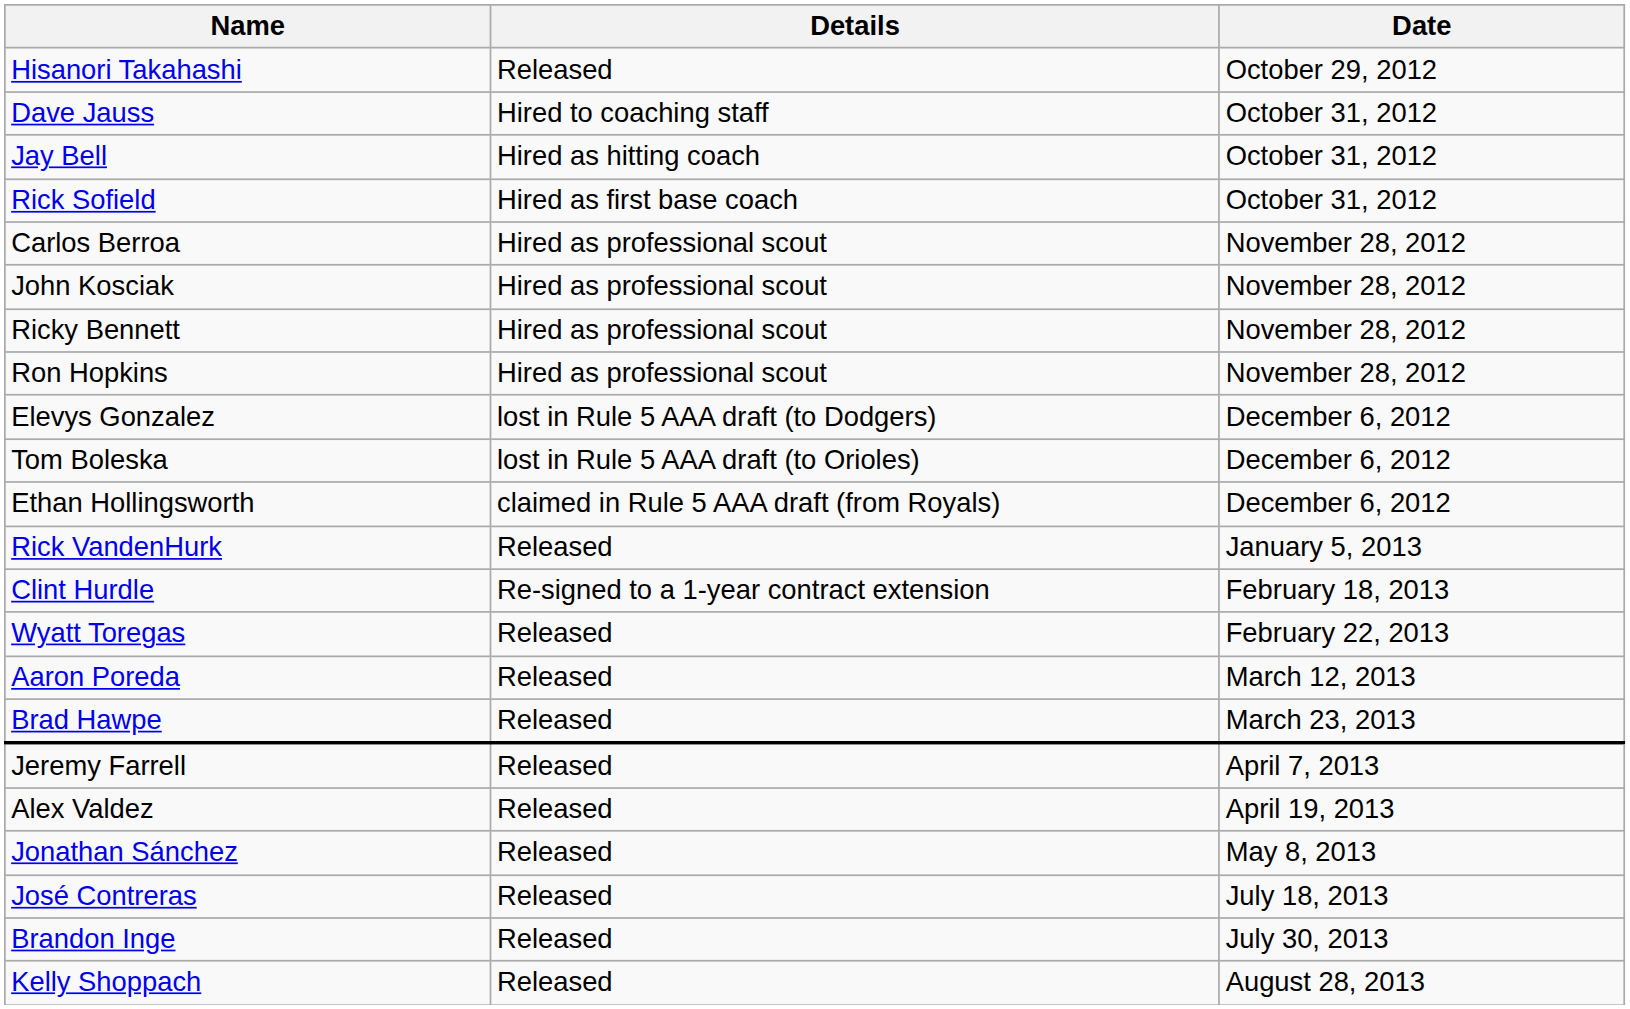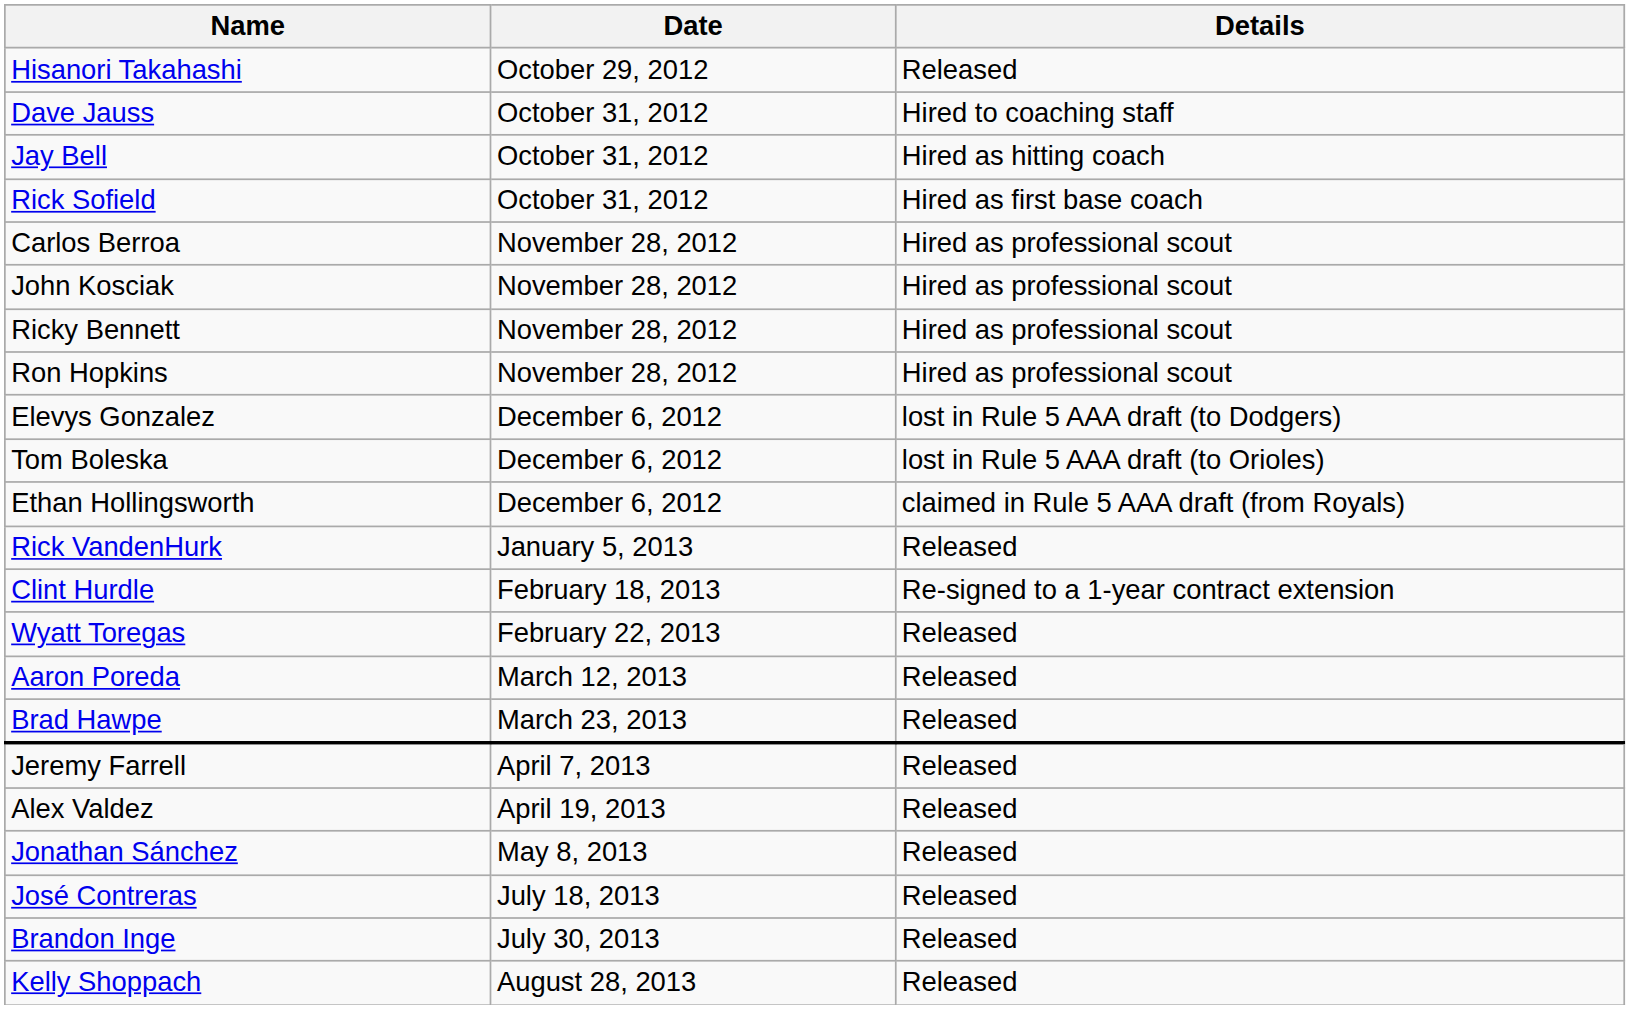columns swapped: (1422, 26) <-> (855, 26)
